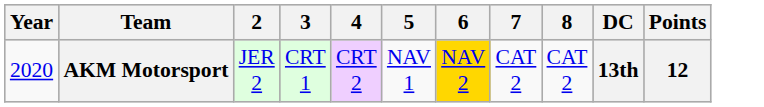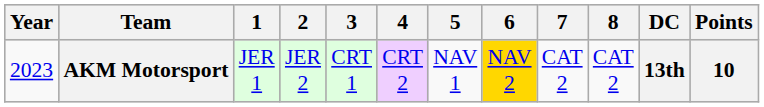+ column: (257, 21)
(32, 70) 2020 -> (32, 70) 2023
(678, 70) 12 -> (724, 70) 10
